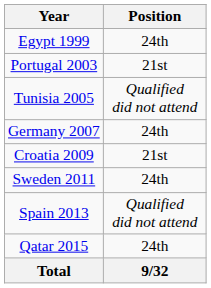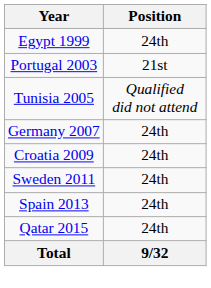(155, 155) 21st -> (155, 155) 24th
(155, 213) Qualified did not attend -> (155, 204) 24th
